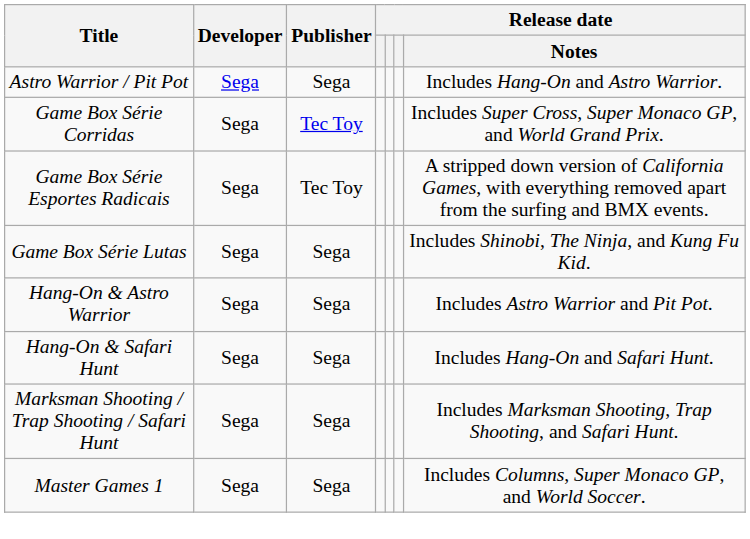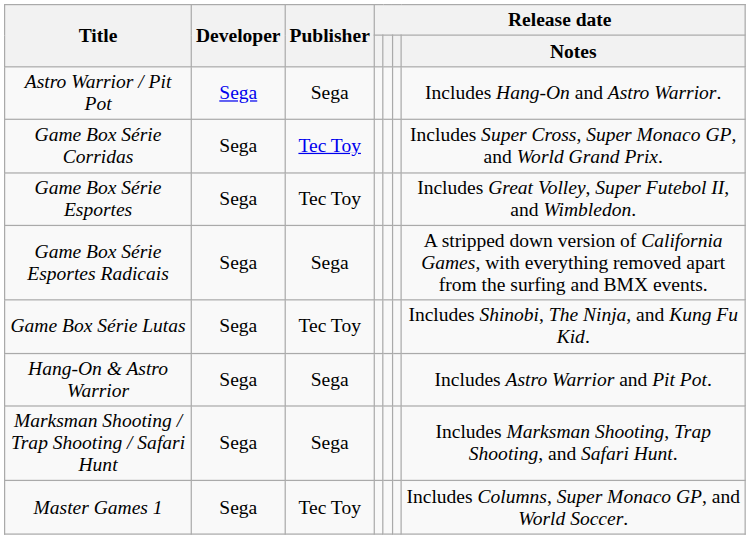+ row: (98, 198)
(331, 187) Tec Toy -> (330, 262) Sega
(331, 251) Sega -> (330, 326) Tec Toy
- row: (99, 357)
(331, 485) Sega -> (330, 507) Tec Toy
